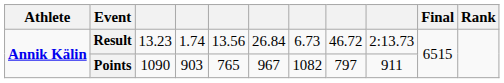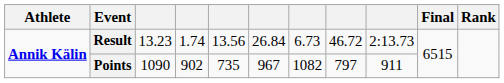(192, 66) 903 -> (192, 66) 902
(228, 66) 765 -> (228, 66) 735
